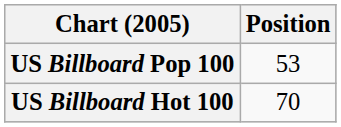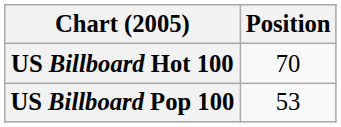rows swapped: (122, 102) <-> (122, 63)
